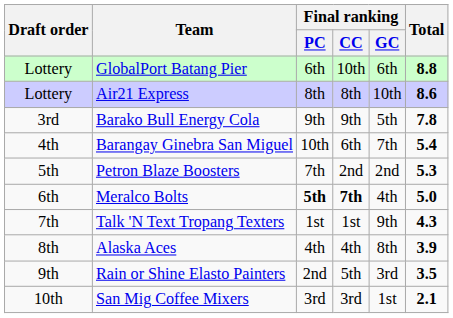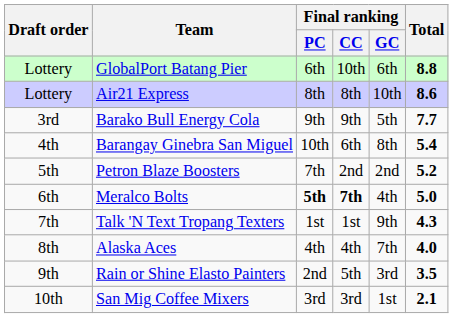(427, 119) 7.8 -> (427, 119) 7.7
(387, 145) 7th -> (387, 145) 8th
(427, 171) 5.3 -> (427, 171) 5.2
(387, 247) 8th -> (387, 247) 7th
(427, 247) 3.9 -> (427, 247) 4.0
